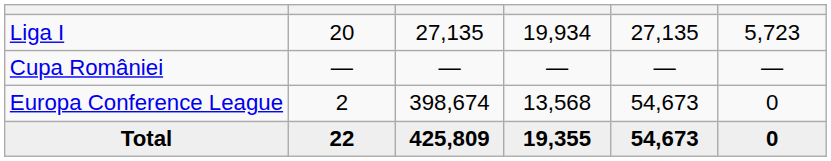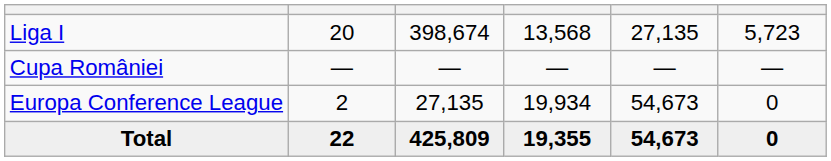(450, 32) 27,135 -> (450, 32) 398,674
(557, 32) 19,934 -> (557, 32) 13,568
(450, 102) 398,674 -> (450, 102) 27,135
(557, 102) 13,568 -> (557, 102) 19,934
